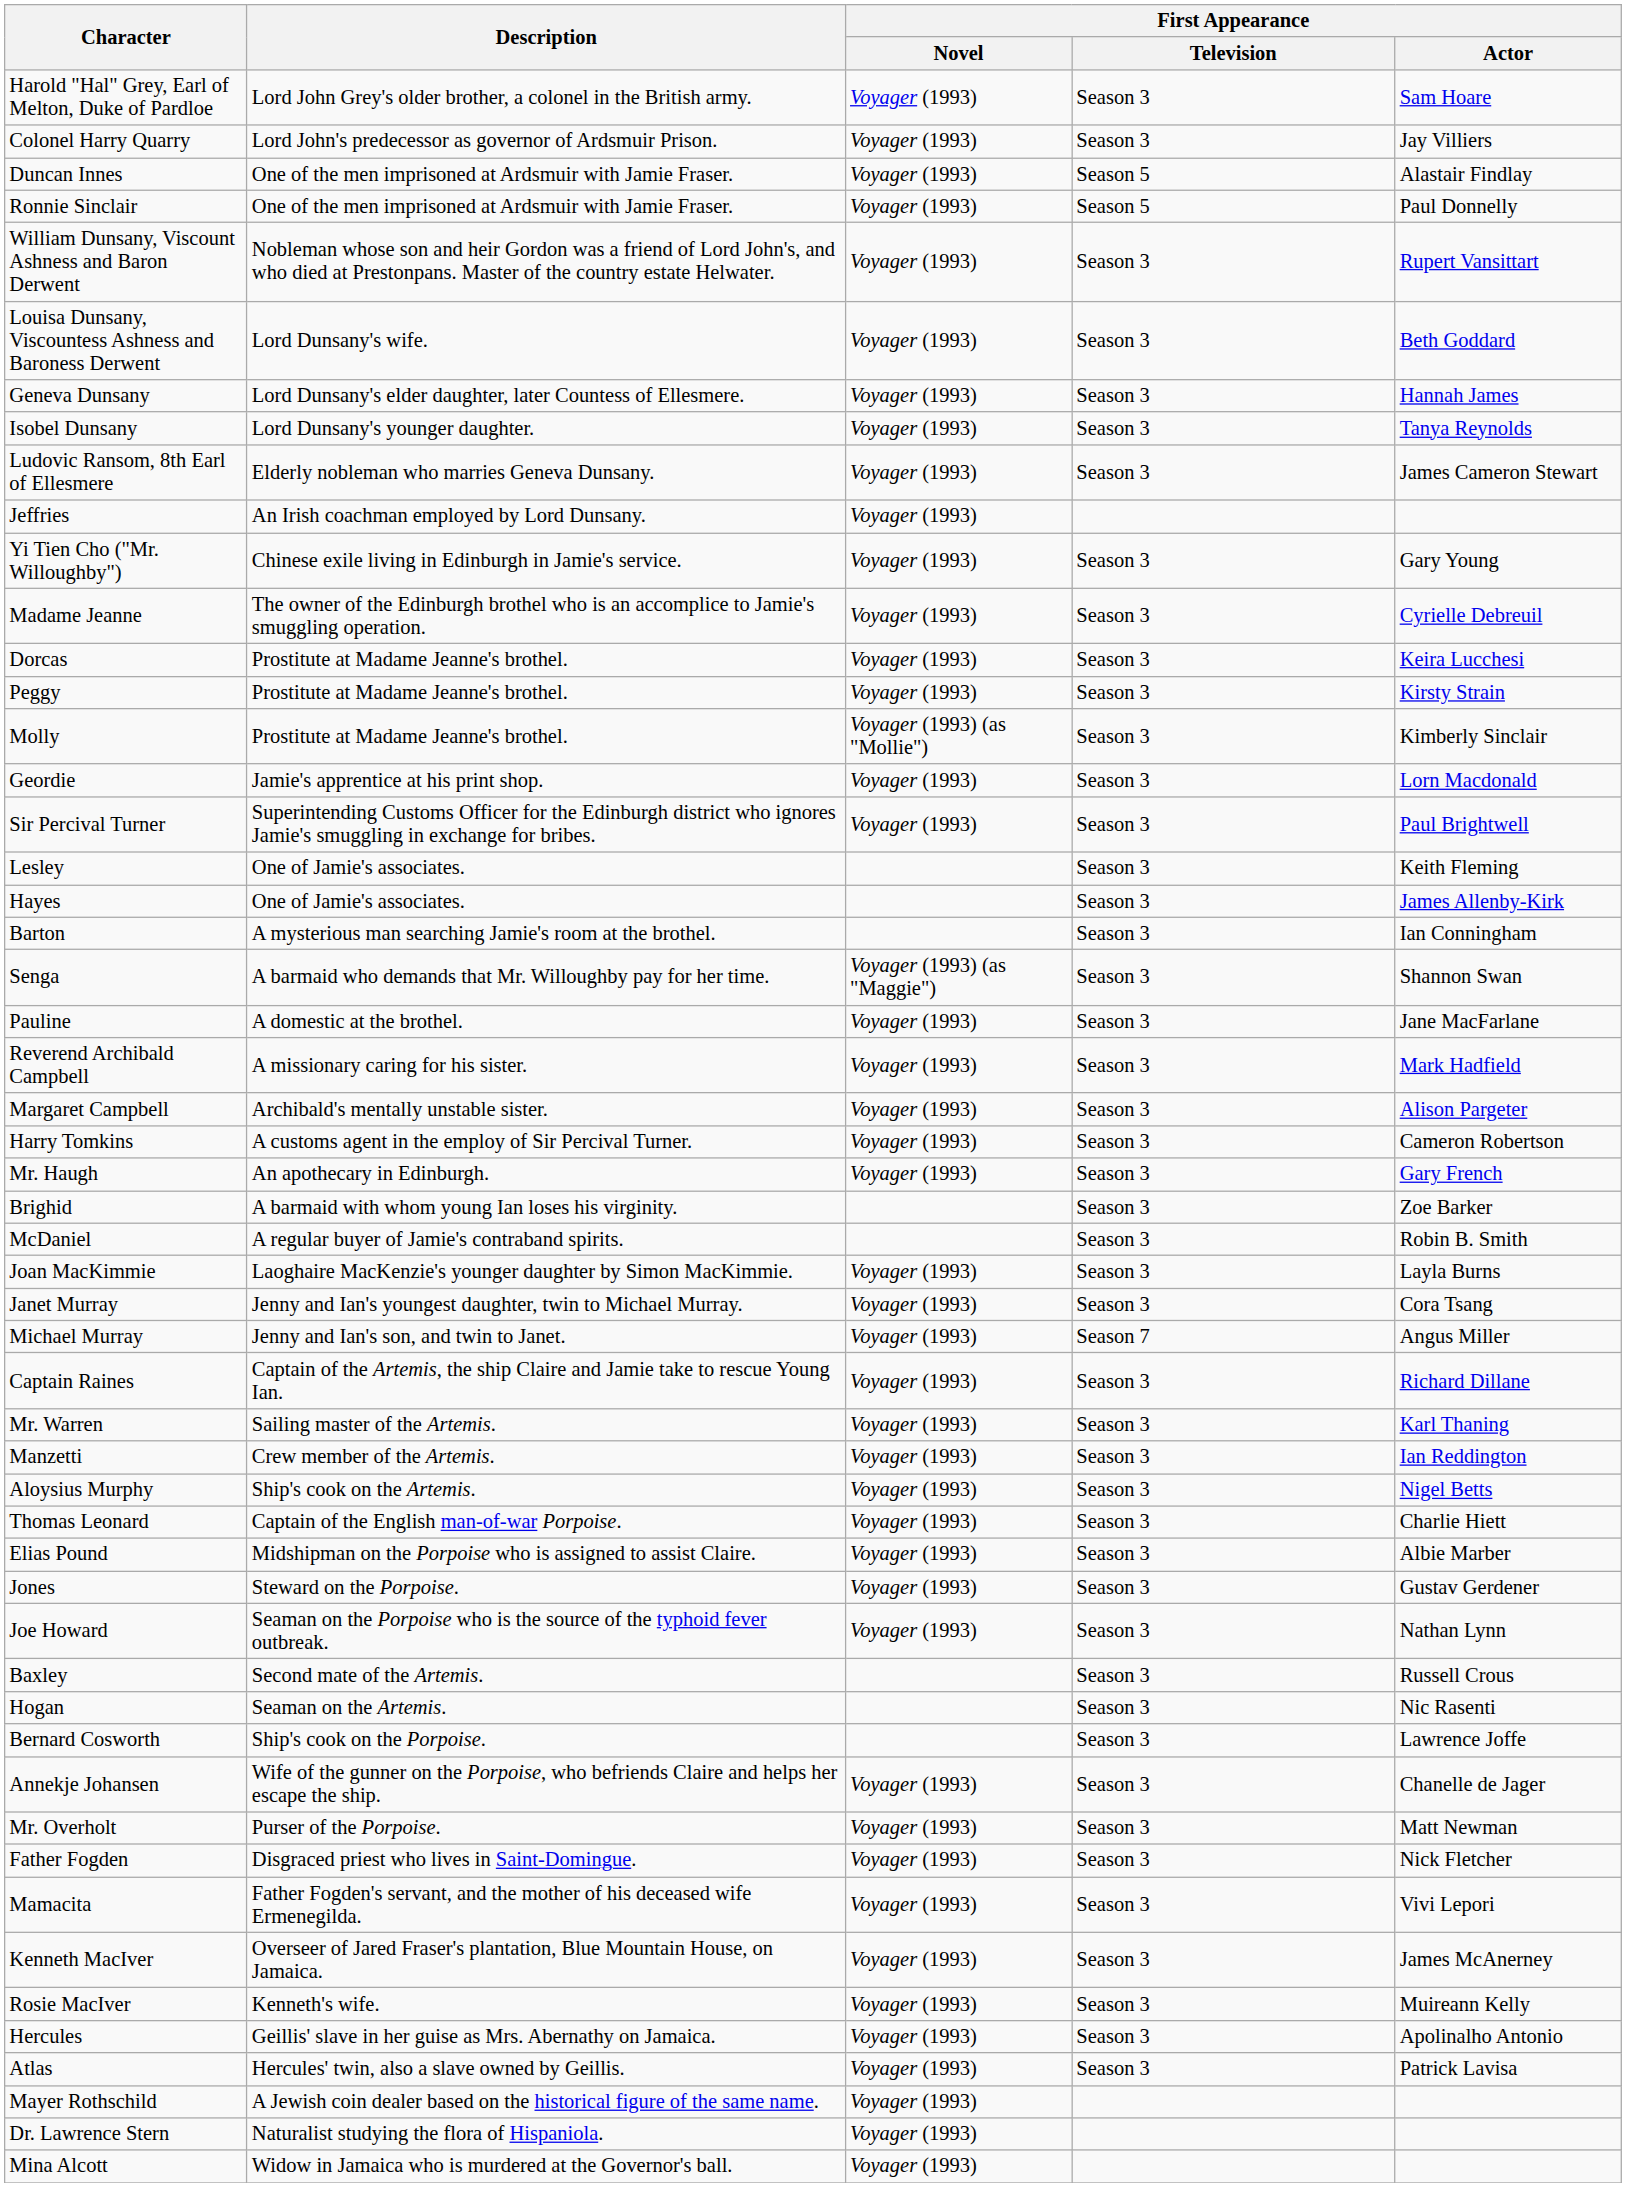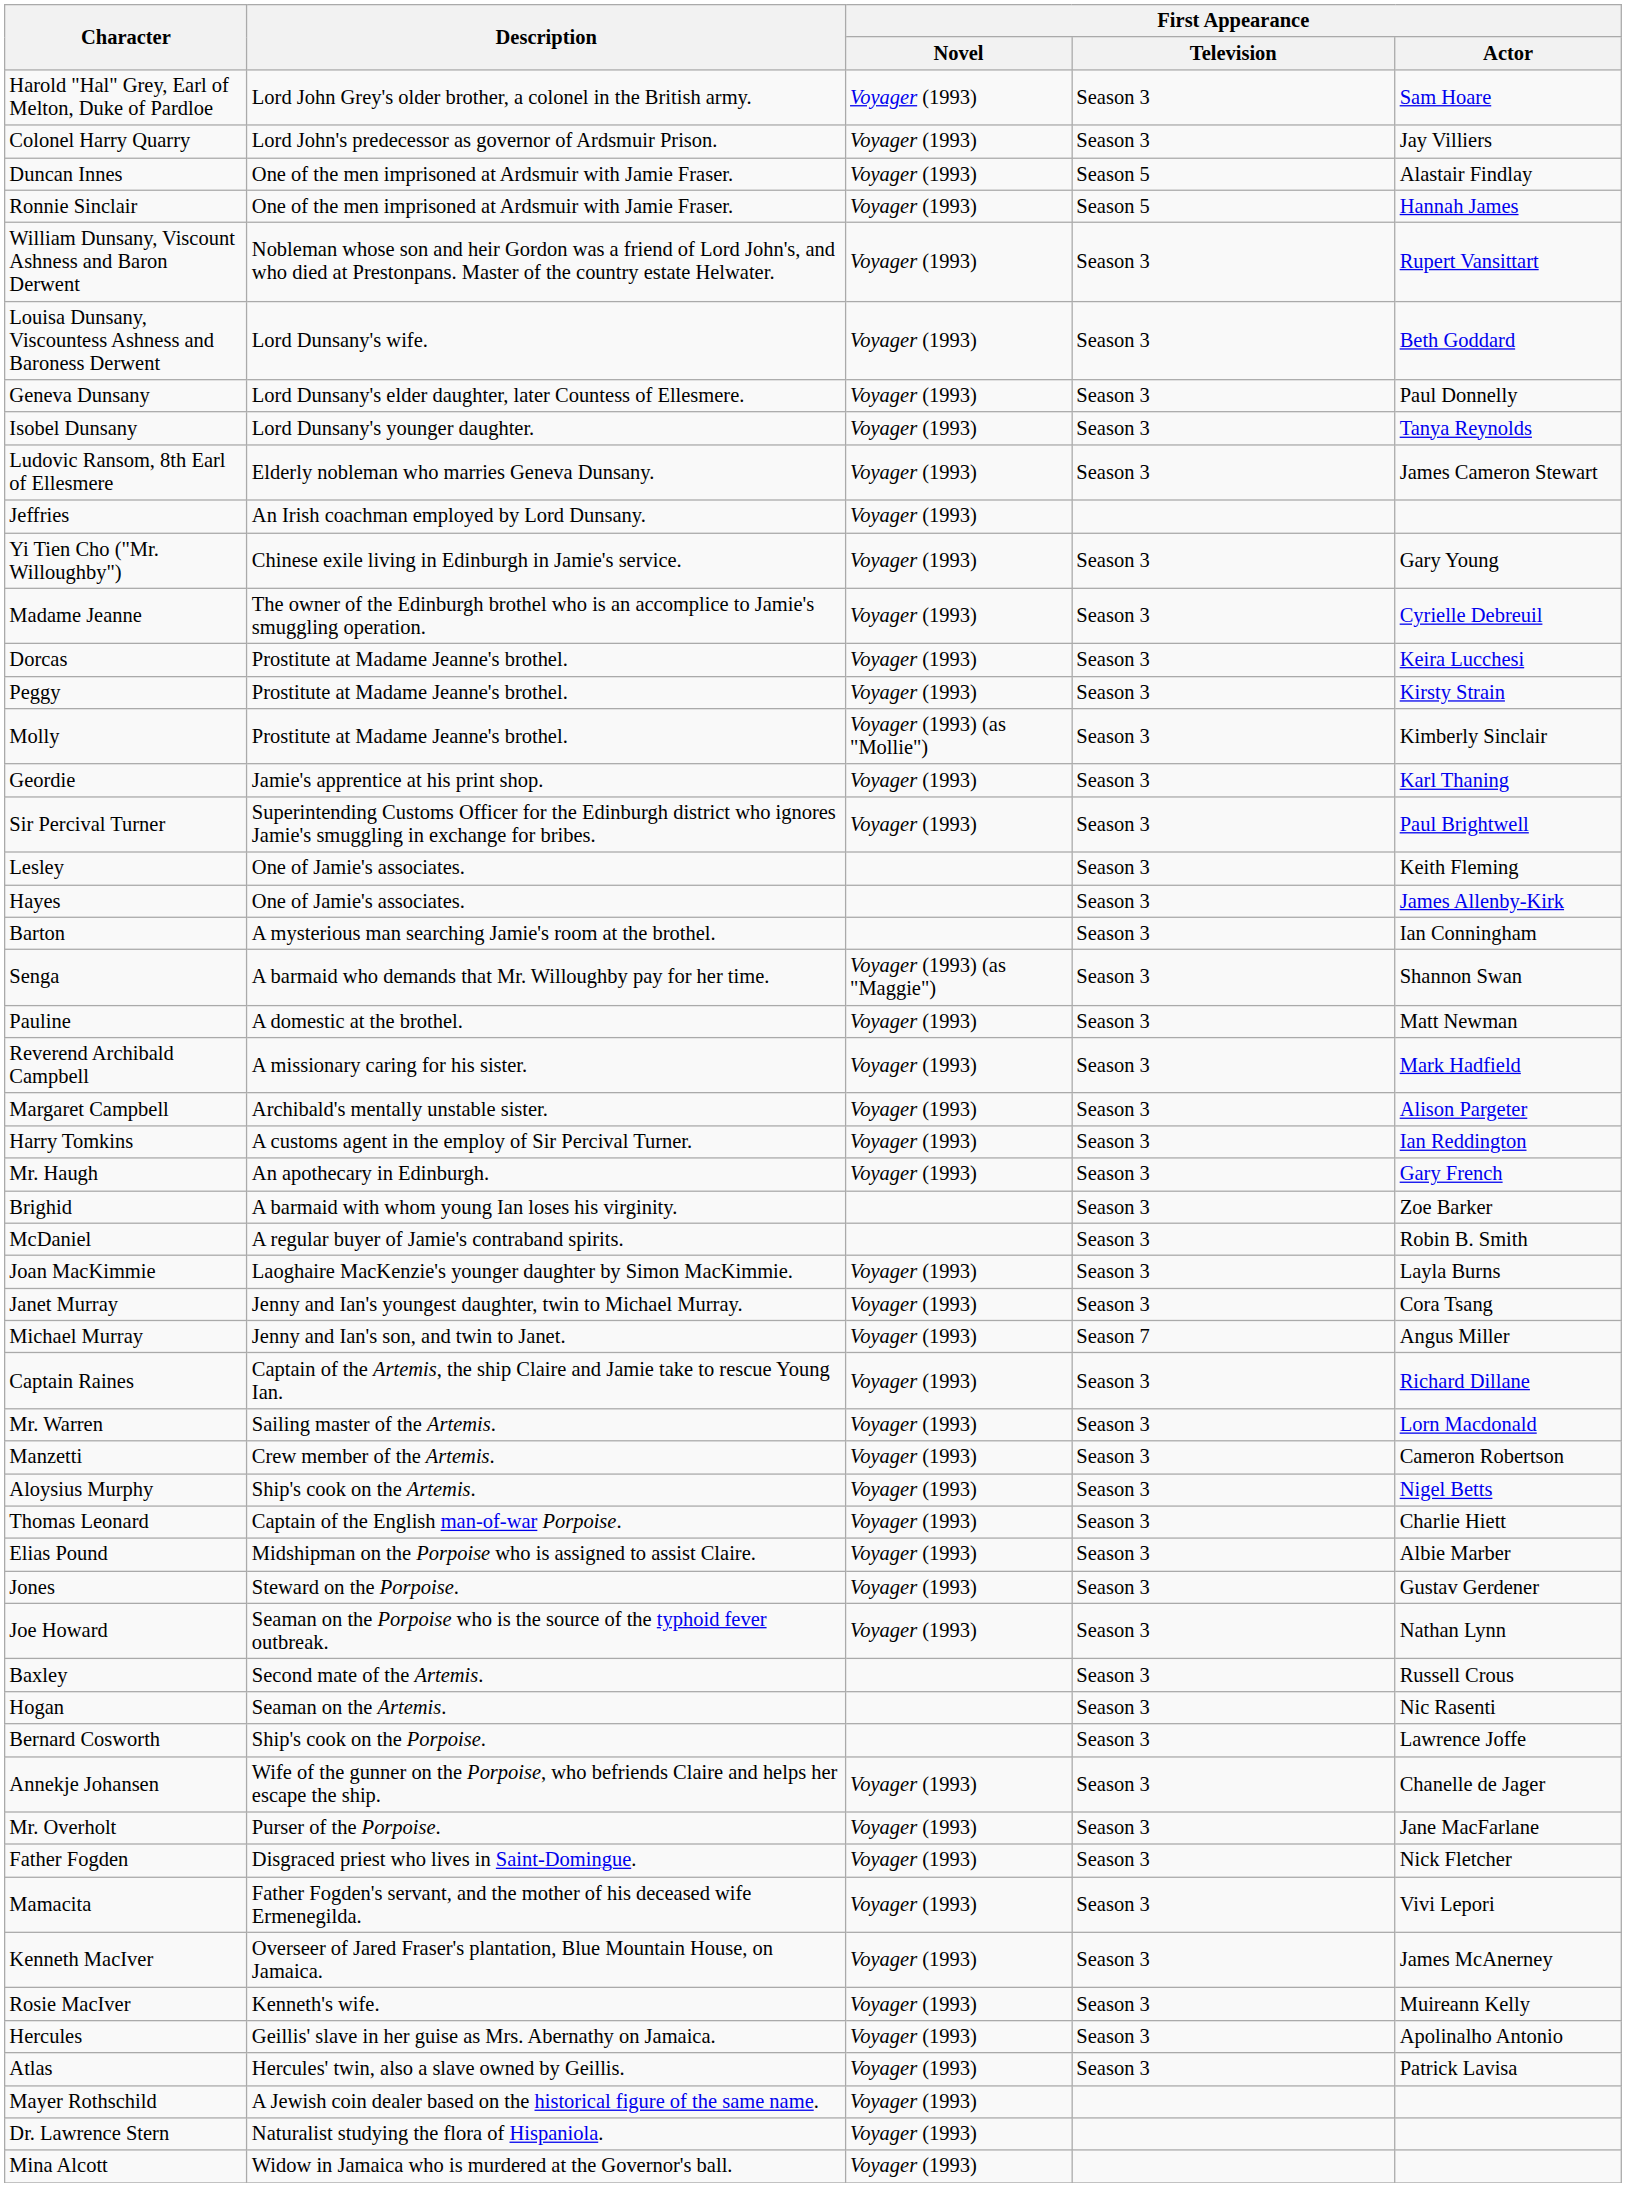(1459, 206) Paul Donnelly -> (1459, 206) Hannah James
(1459, 395) Hannah James -> (1459, 395) Paul Donnelly
(1468, 780) Lorn Macdonald -> (1454, 780) Karl Thaning
(1469, 1021) Jane MacFarlane -> (1459, 1021) Matt Newman
(1482, 1141) Cameron Robertson -> (1463, 1141) Ian Reddington
(1454, 1424) Karl Thaning -> (1468, 1424) Lorn Macdonald
(1463, 1457) Ian Reddington -> (1482, 1457) Cameron Robertson
(1459, 1827) Matt Newman -> (1469, 1827) Jane MacFarlane
